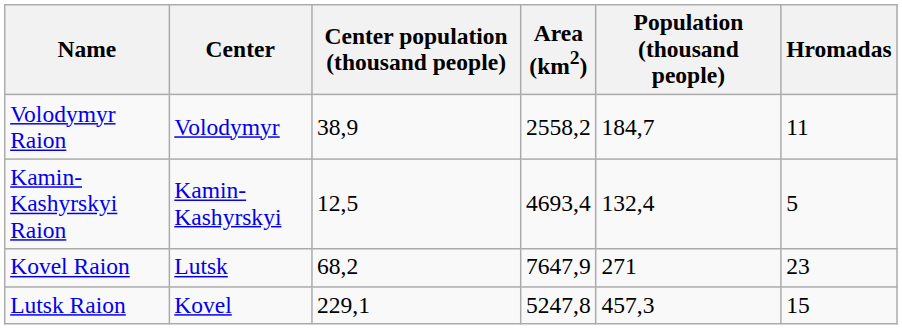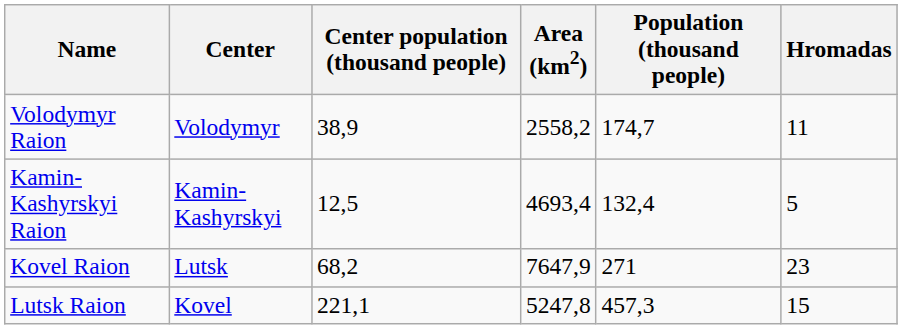(628, 126) 184,7 -> (628, 126) 174,7
(343, 304) 229,1 -> (343, 304) 221,1
